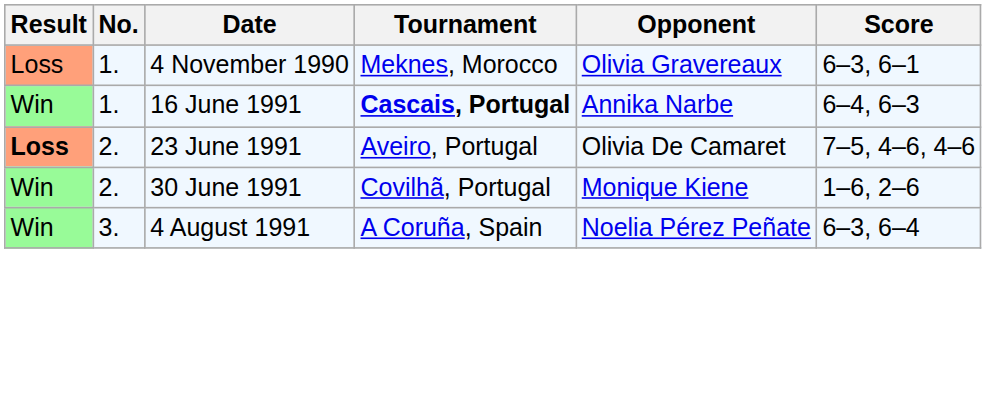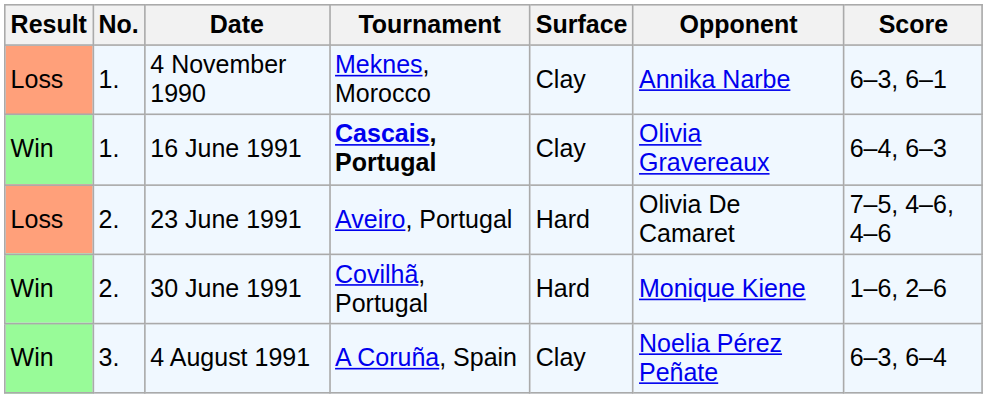+ column: (582, 24)
(682, 64) Olivia Gravereaux -> (715, 79) Annika Narbe
(657, 105) Annika Narbe -> (704, 148) Olivia Gravereaux
(40, 145) bold -> (37, 218) normal
